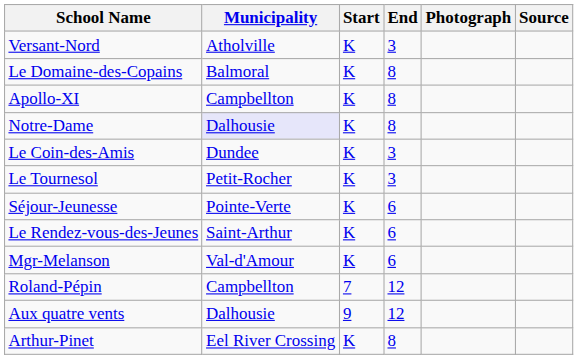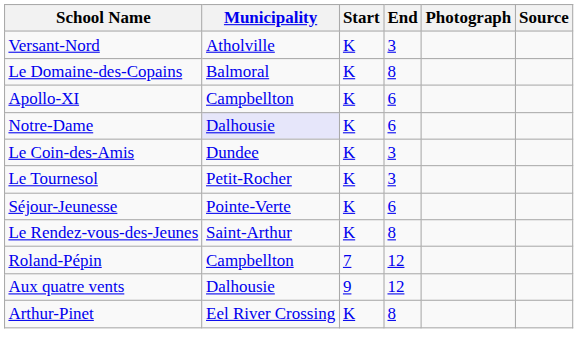(392, 98) 8 -> (392, 98) 6
(392, 125) 8 -> (392, 125) 6
(392, 233) 6 -> (392, 233) 8
- row: (59, 260)
